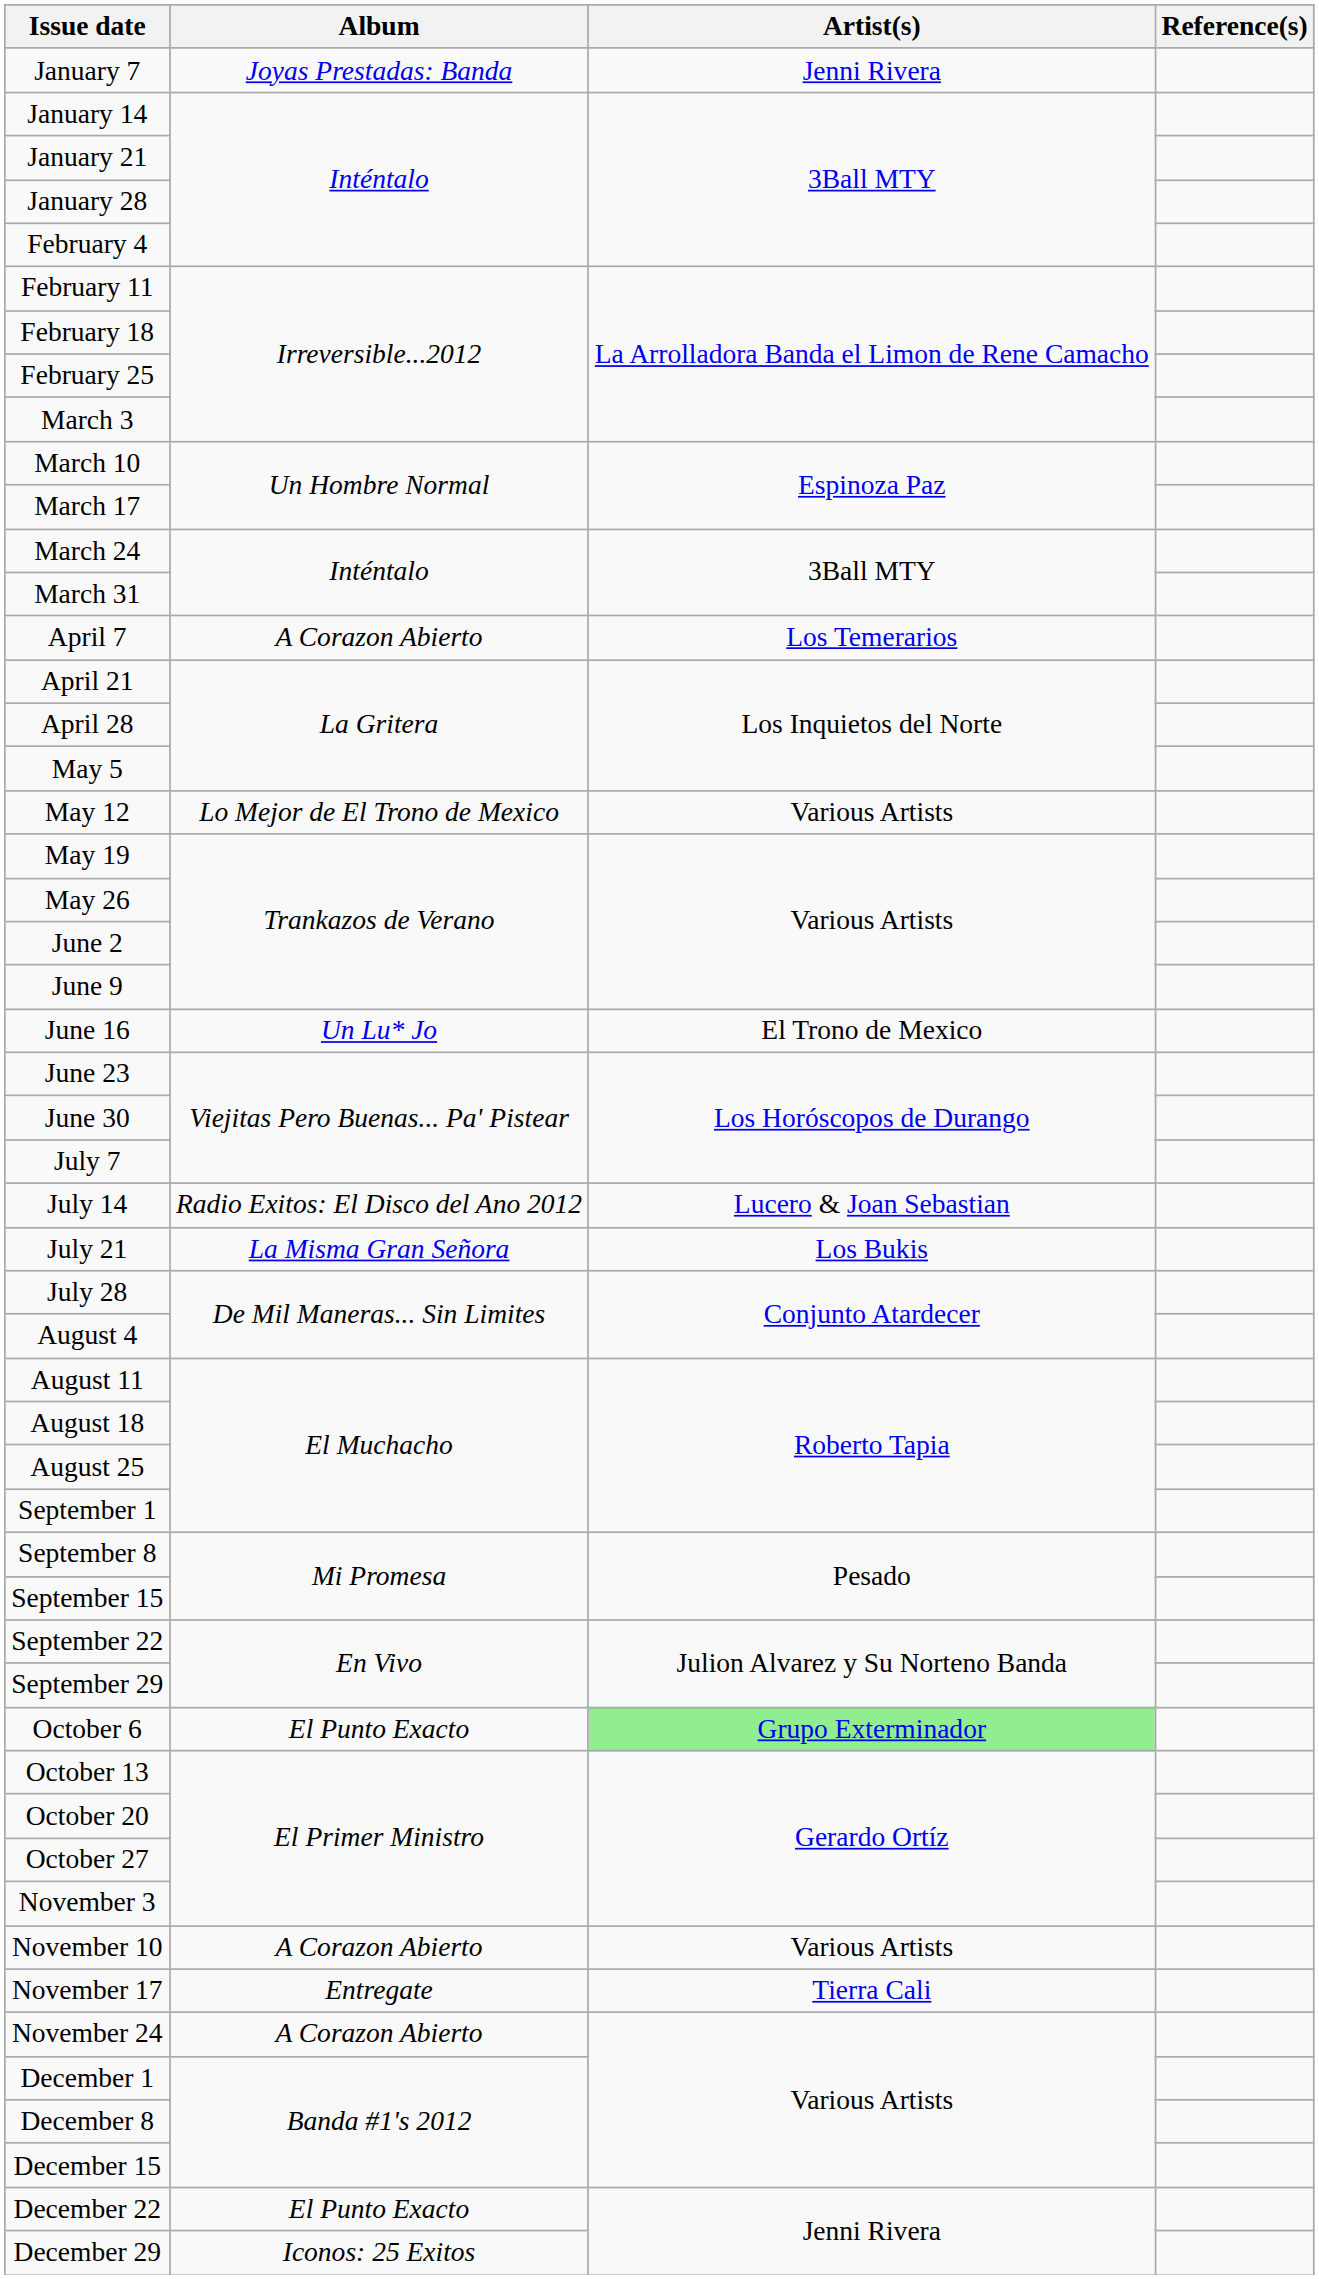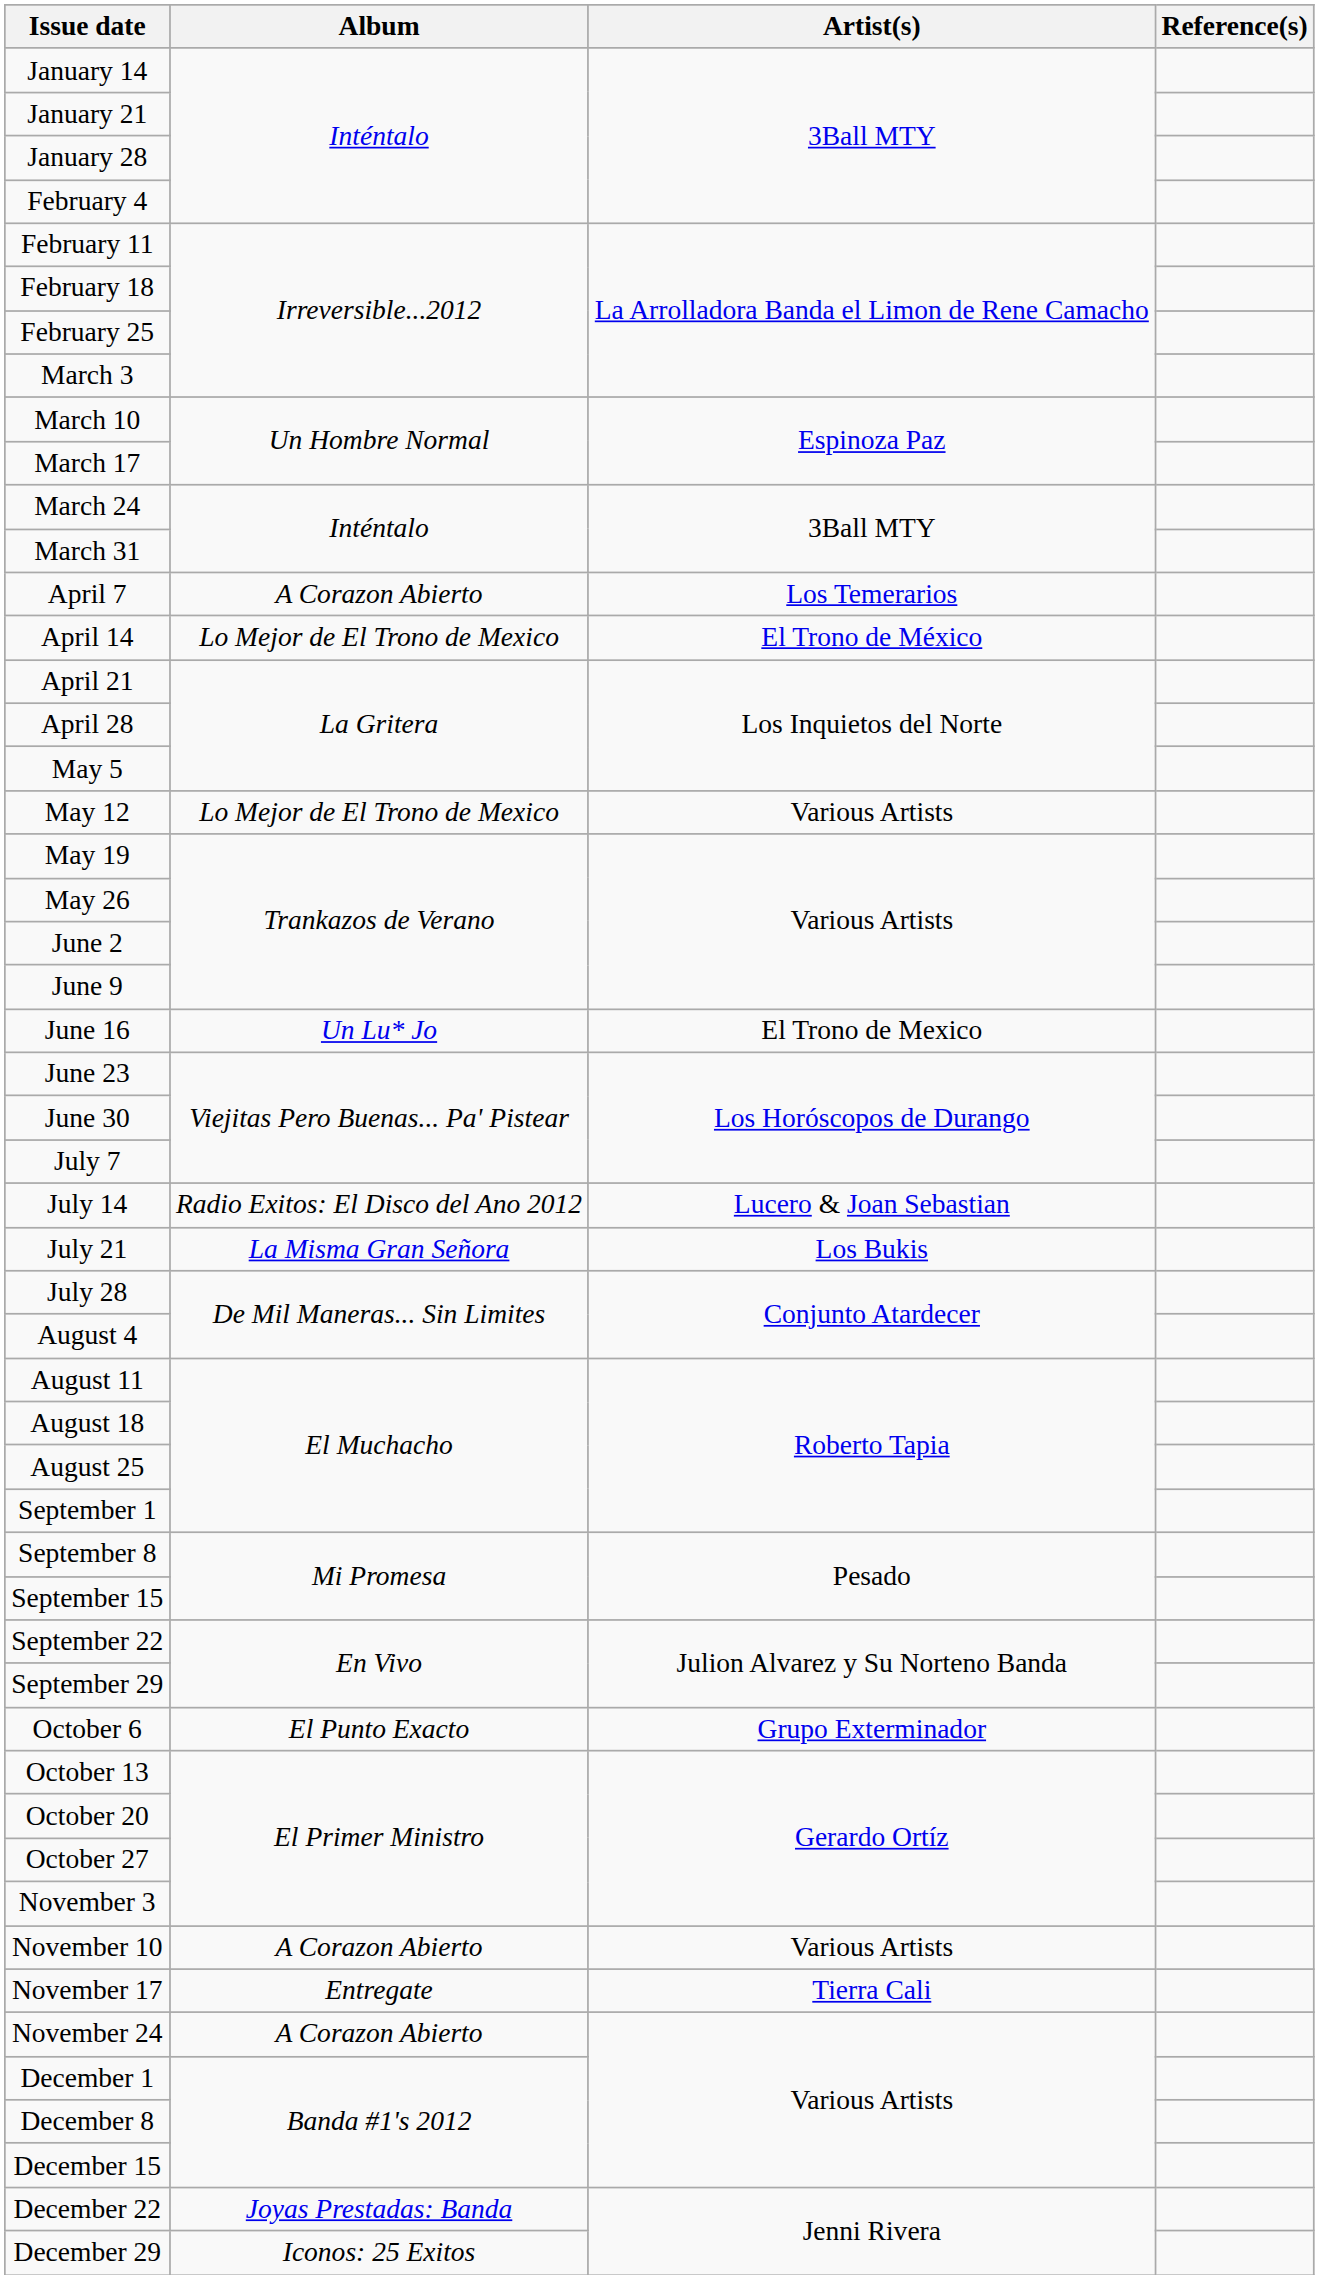- row: (87, 69)
+ row: (87, 637)
(872, 1728) lightgreen background -> (872, 1728) no background
(379, 2208) El Punto Exacto -> (379, 2208) Joyas Prestadas: Banda
